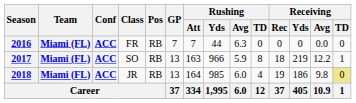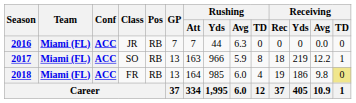(132, 43) FR -> (132, 43) JR
(132, 75) JR -> (132, 75) FR
